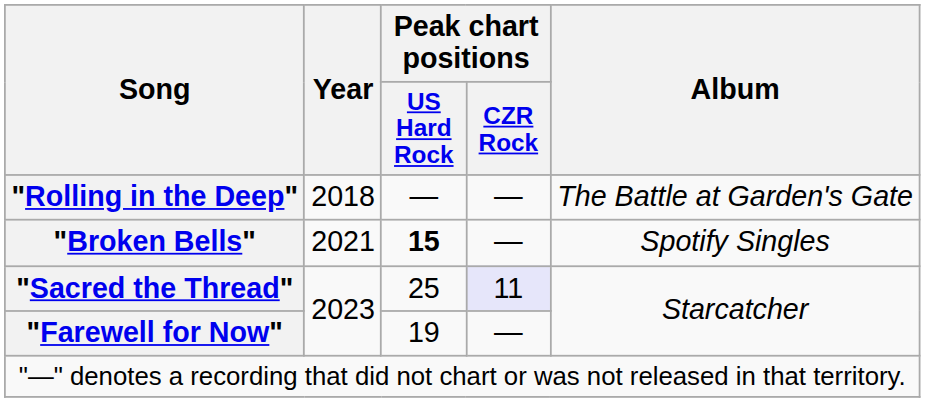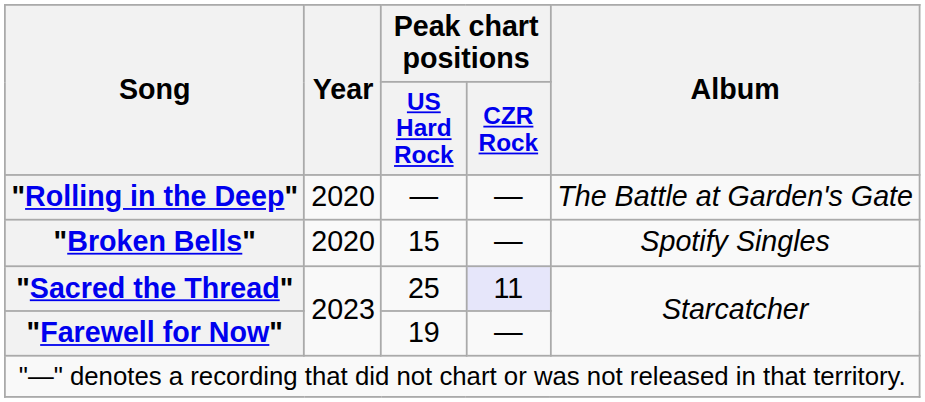(343, 196) 2018 -> (343, 196) 2020
(343, 242) 2021 -> (343, 242) 2020
(424, 242) bold -> (424, 242) normal
